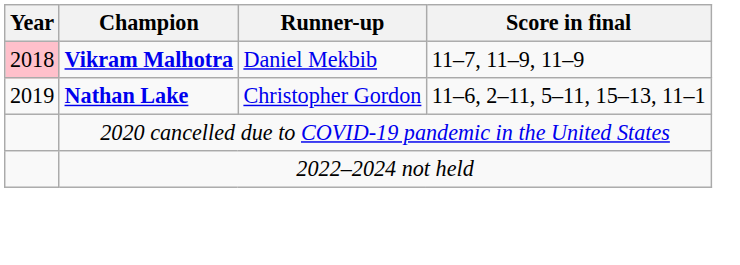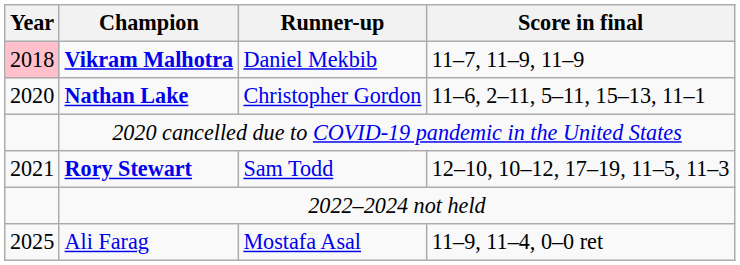(32, 96) 2019 -> (32, 96) 2020
+ row: (128, 169)
+ row: (107, 242)
